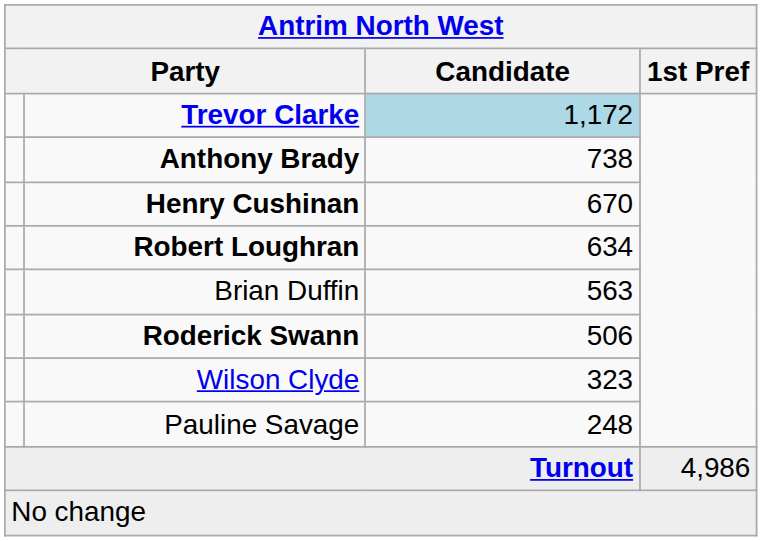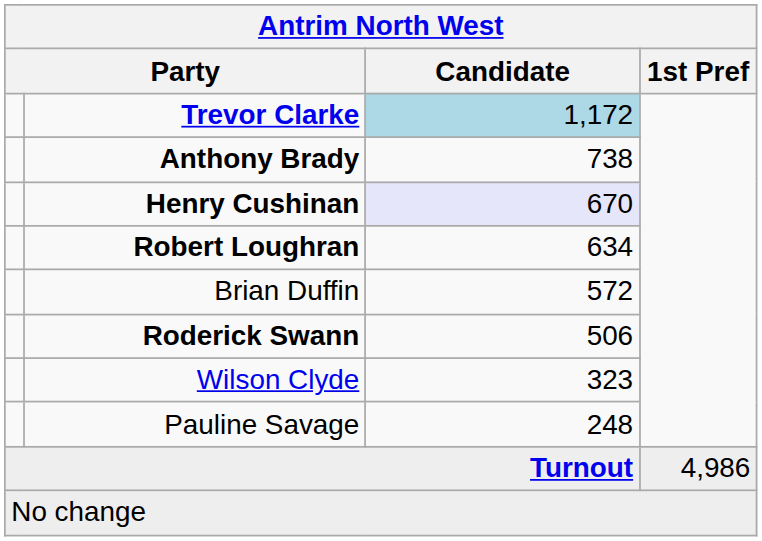(610, 203) no background -> (610, 203) lavender background
(610, 291) 563 -> (610, 291) 572
